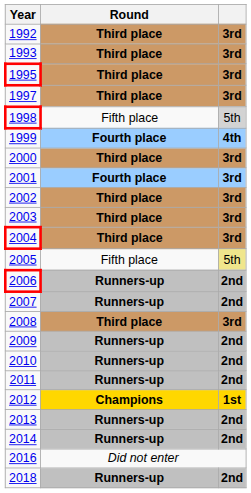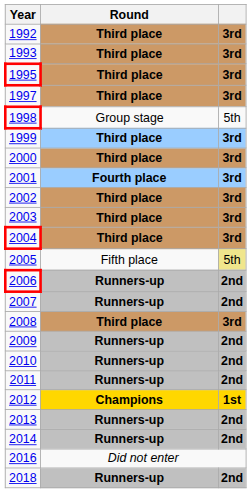(130, 118) Fifth place -> (130, 118) Group stage
(232, 118) lightgrey background -> (232, 118) no background
(129, 138) Fourth place -> (129, 138) Third place
(232, 138) 4th -> (232, 138) 3rd
